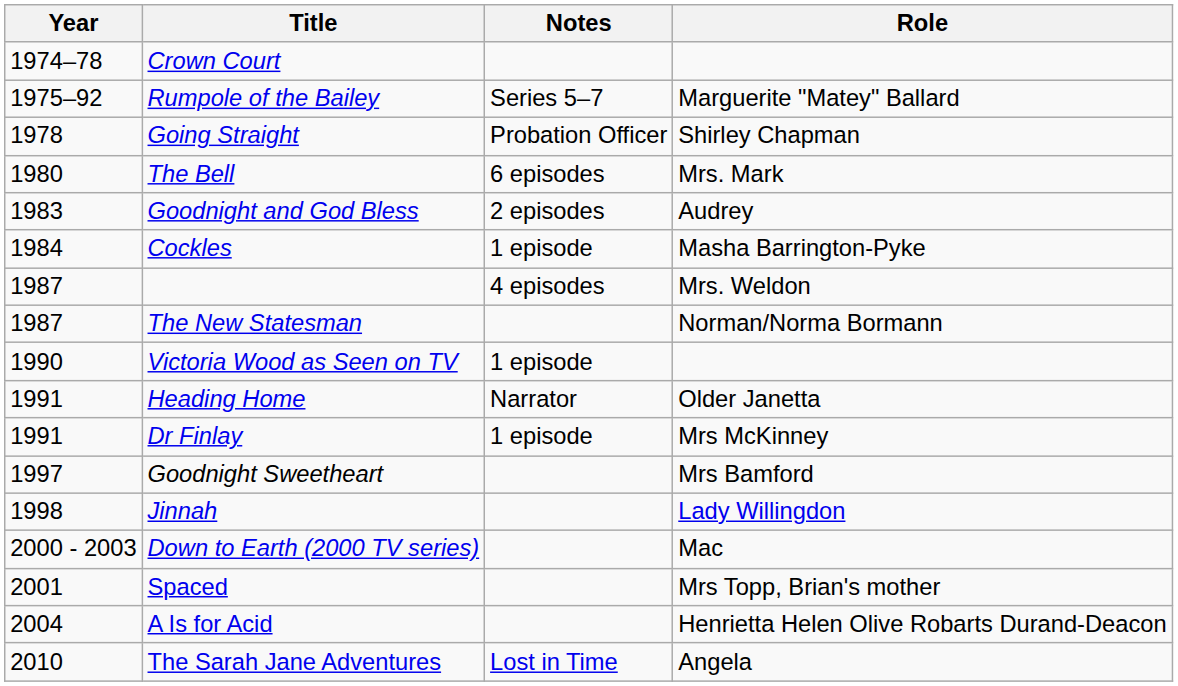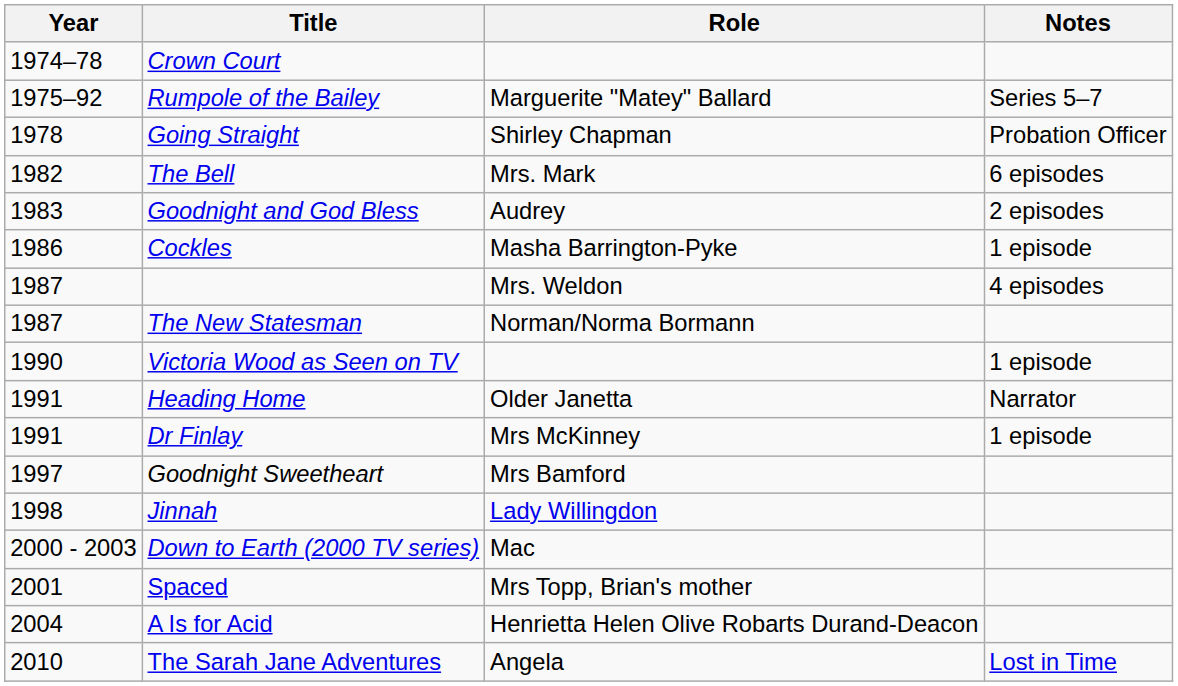columns swapped: (922, 23) <-> (579, 23)
(37, 173) 1980 -> (37, 173) 1982
(37, 248) 1984 -> (37, 248) 1986
